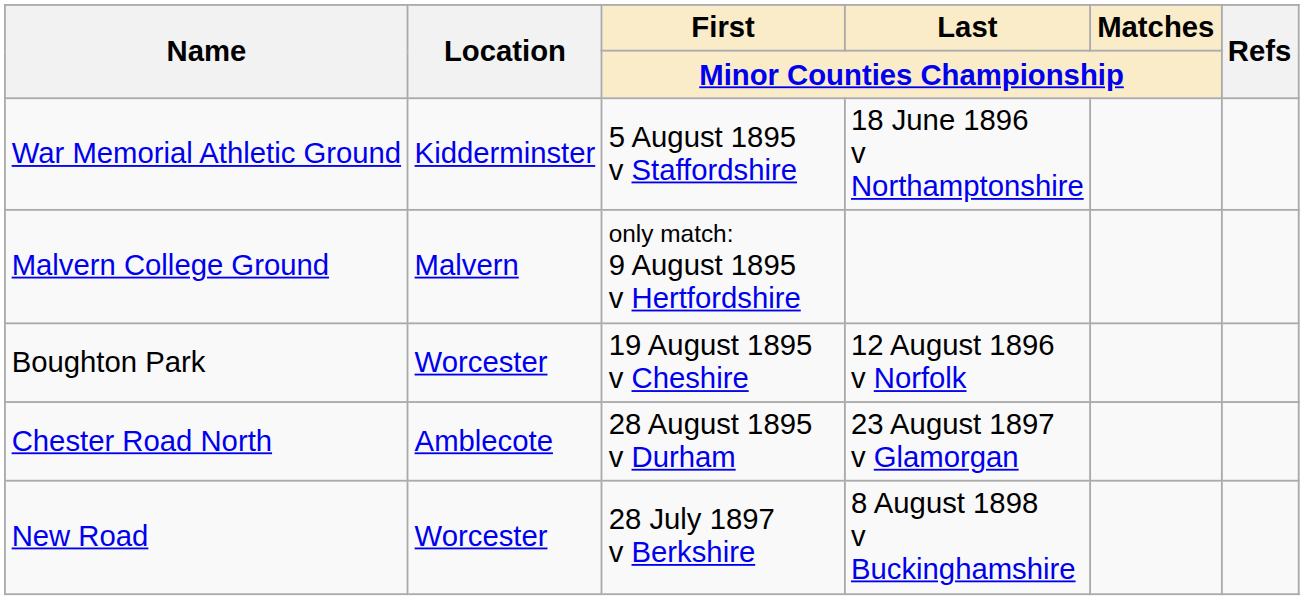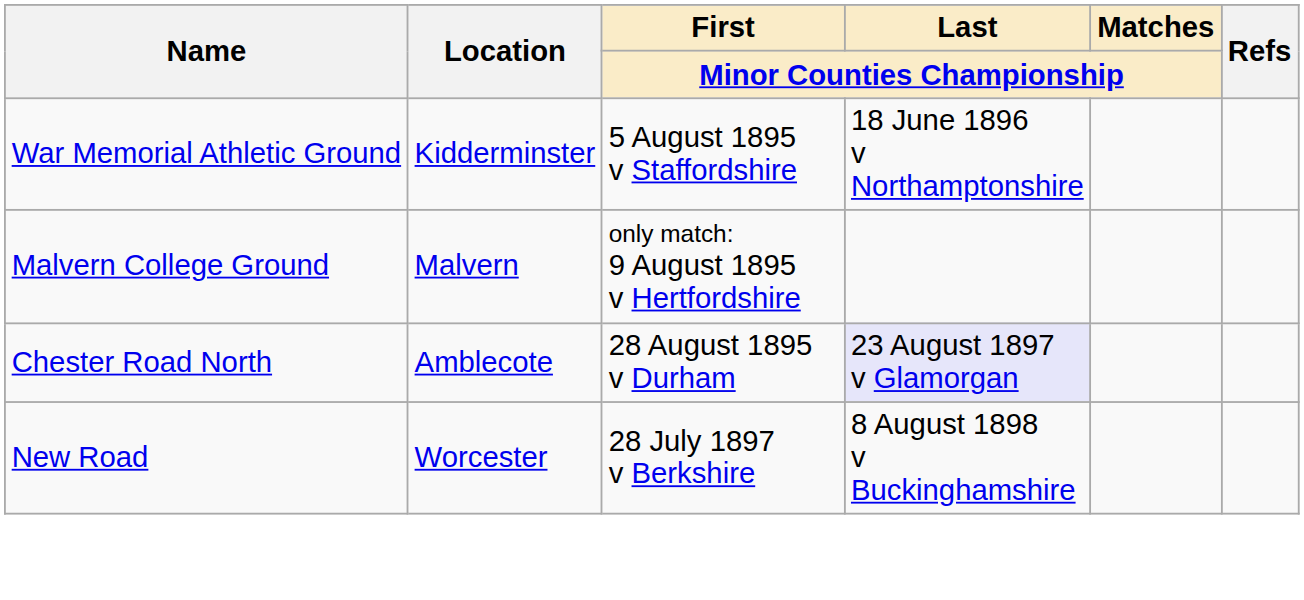- row: (109, 361)
(953, 441) no background -> (953, 361) lavender background
